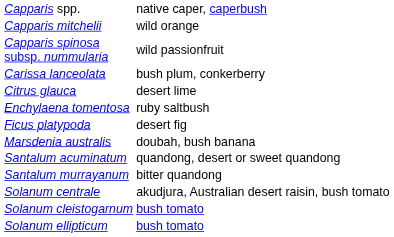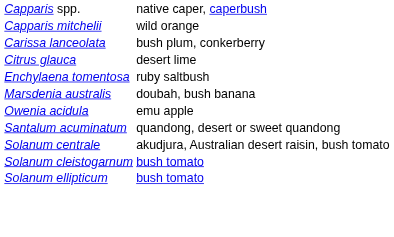- row: (56, 50)
- row: (47, 124)
+ row: (46, 110)
- row: (67, 175)
